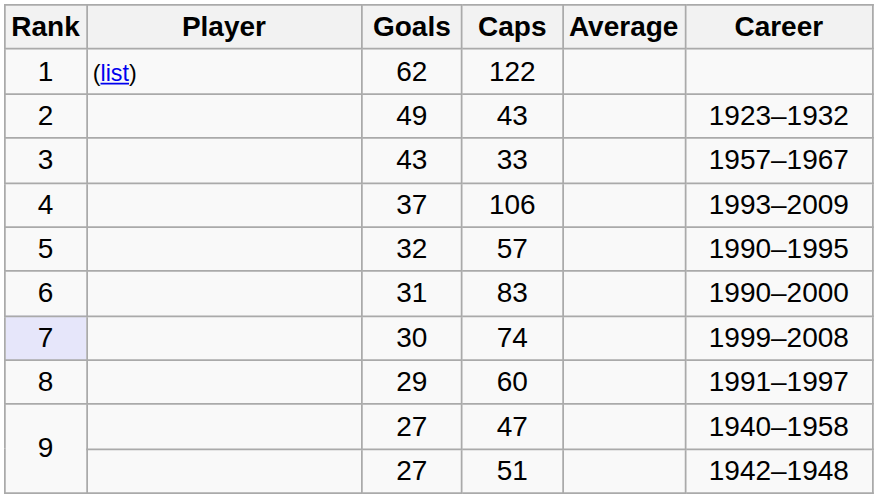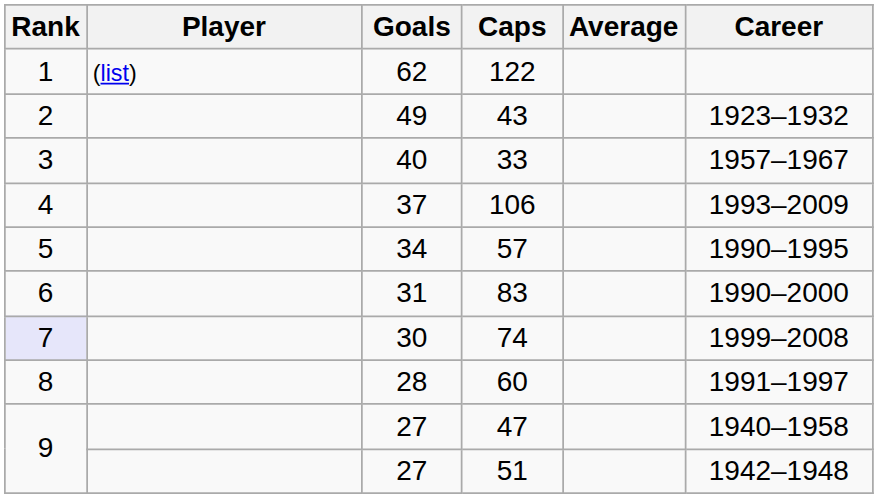(412, 159) 43 -> (412, 159) 40
(412, 248) 32 -> (412, 248) 34
(412, 381) 29 -> (412, 381) 28
